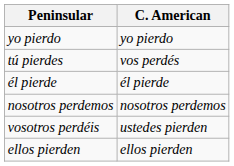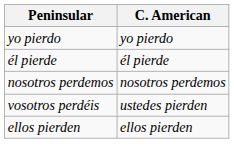- row: (35, 60)
